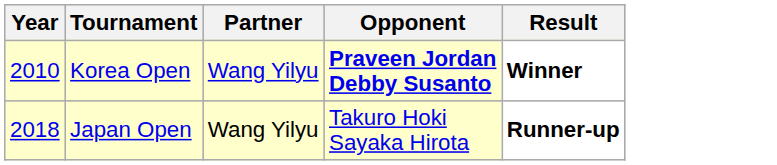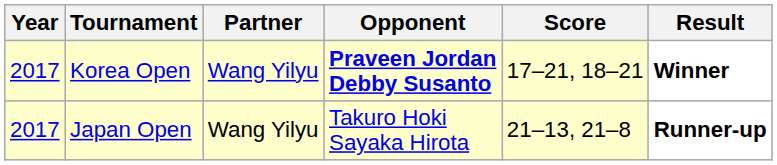+ column: (575, 23)
(35, 70) 2010 -> (35, 70) 2017
(35, 131) 2018 -> (35, 131) 2017
